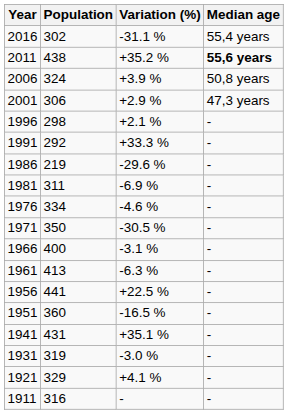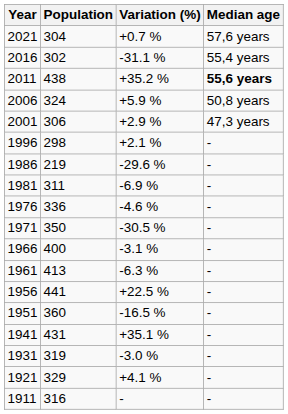+ row: (22, 36)
(140, 79) +3.9 % -> (140, 100) +5.9 %
- row: (22, 143)
(55, 206) 334 -> (55, 206) 336
